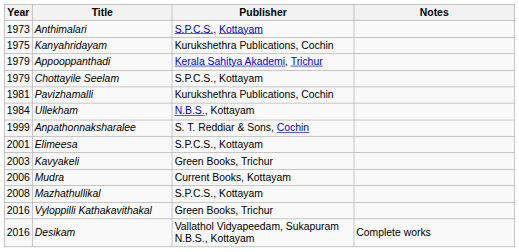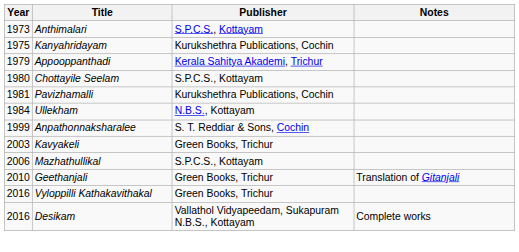(18, 78) 1979 -> (18, 78) 1980
- row: (56, 144)
- row: (49, 177)
(18, 194) 2008 -> (18, 161) 2006
+ row: (61, 177)
